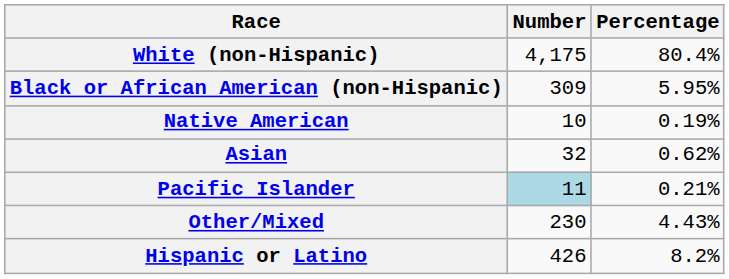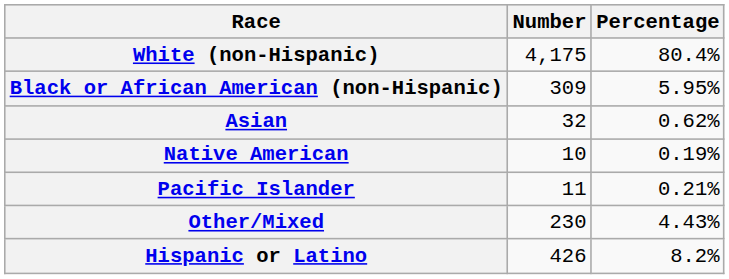rows swapped: (256, 122) <-> (256, 155)
(574, 189) lightblue background -> (574, 189) no background
